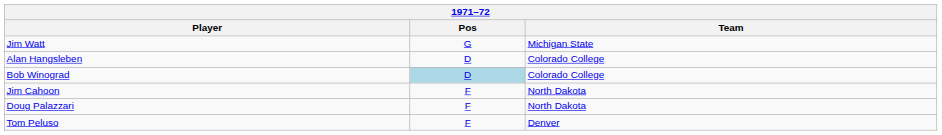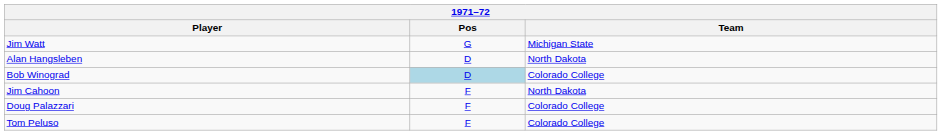(566, 59) Colorado College -> (557, 59) North Dakota
(557, 106) North Dakota -> (566, 106) Colorado College
(544, 122) Denver -> (566, 122) Colorado College
